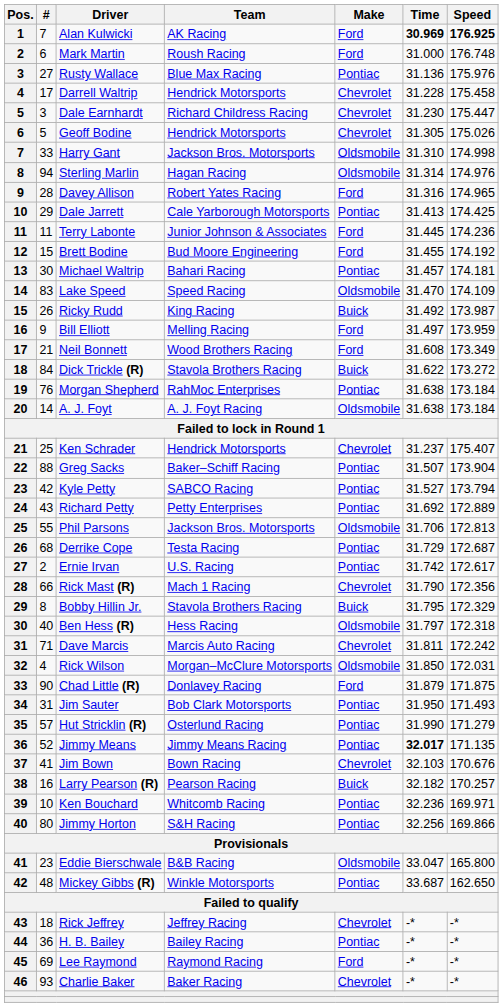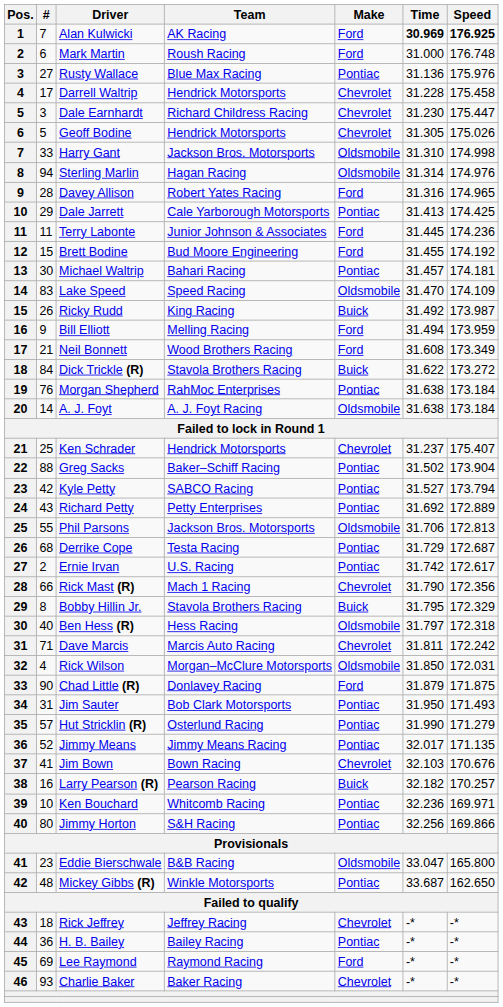(425, 330) 31.497 -> (425, 330) 31.494
(425, 468) 31.507 -> (425, 468) 31.502
(425, 745) bold -> (425, 745) normal
